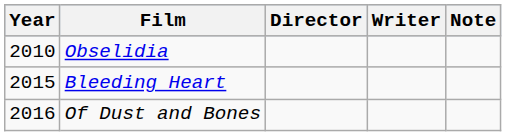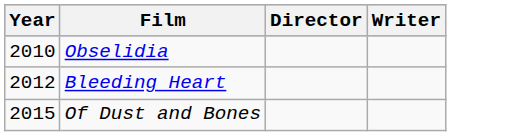- column: (473, 20)
(32, 83) 2015 -> (32, 83) 2012
(32, 114) 2016 -> (32, 114) 2015
